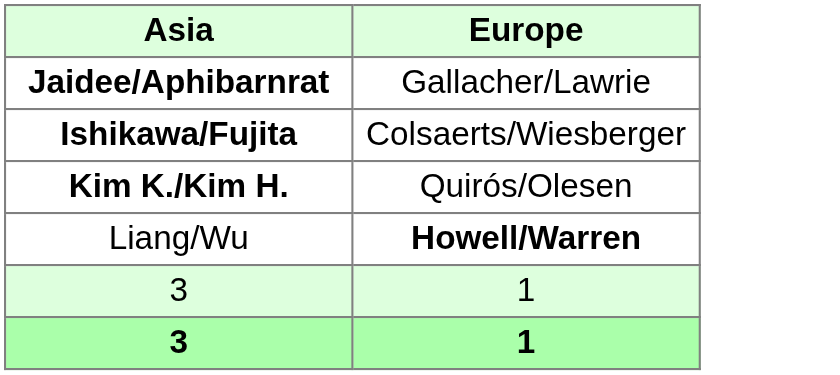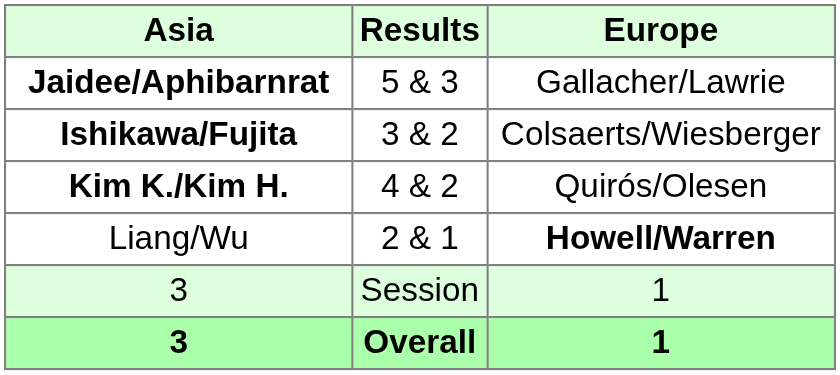+ column: (420, 30)
